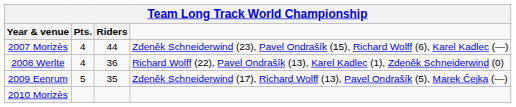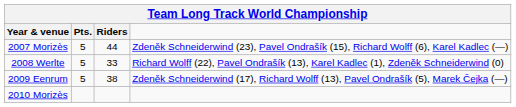(83, 47) 4 -> (83, 47) 5
(83, 63) 4 -> (83, 63) 5
(112, 63) 36 -> (112, 63) 33
(112, 79) 35 -> (112, 79) 38
